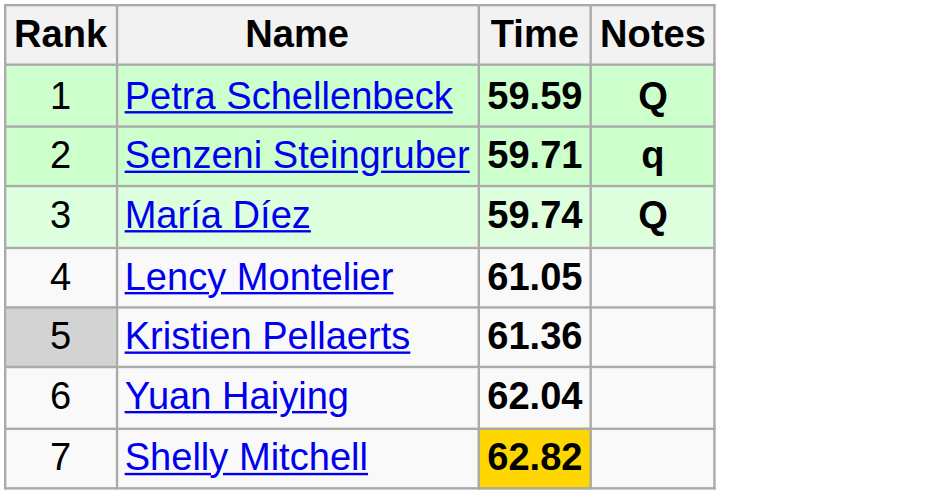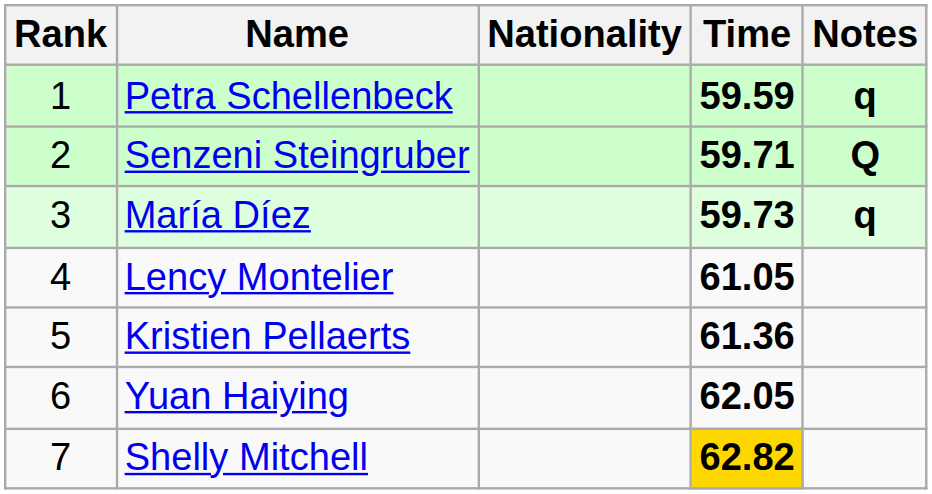+ column: (585, 34)
(653, 95) Q -> (865, 95) q
(653, 155) q -> (865, 155) Q
(535, 215) 59.74 -> (747, 215) 59.73
(653, 215) Q -> (865, 215) q
(61, 336) lightgrey background -> (61, 336) no background
(535, 397) 62.04 -> (747, 397) 62.05
